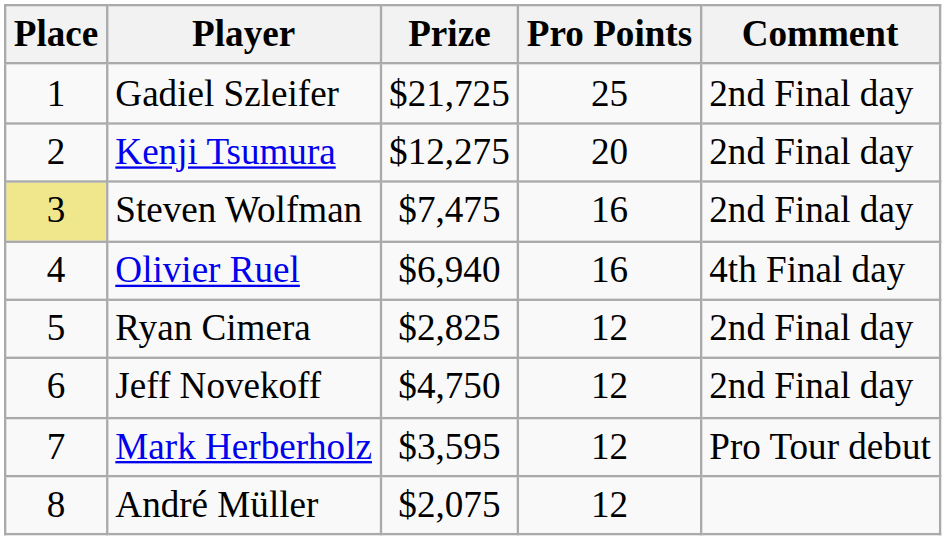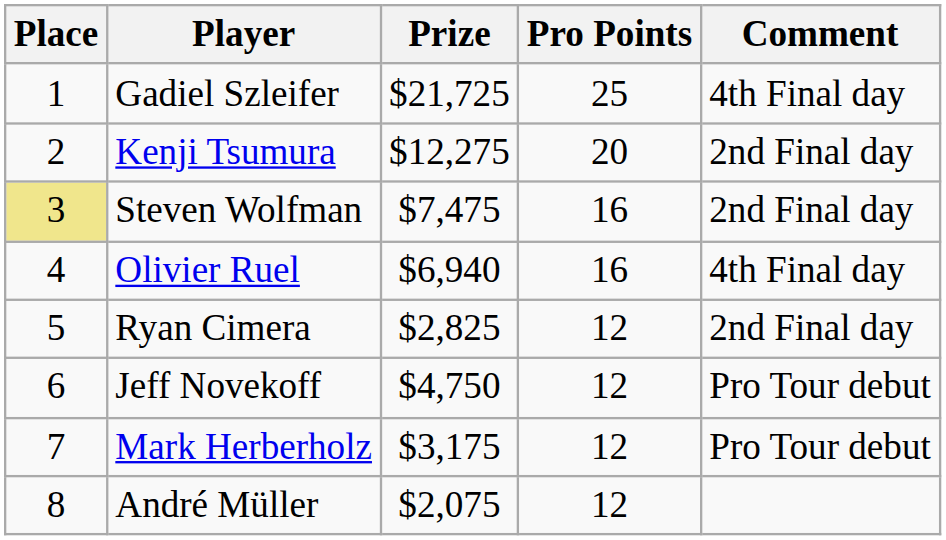(811, 92) 2nd Final day -> (807, 92) 4th Final day
(811, 387) 2nd Final day -> (820, 387) Pro Tour debut
(449, 446) $3,595 -> (449, 446) $3,175
